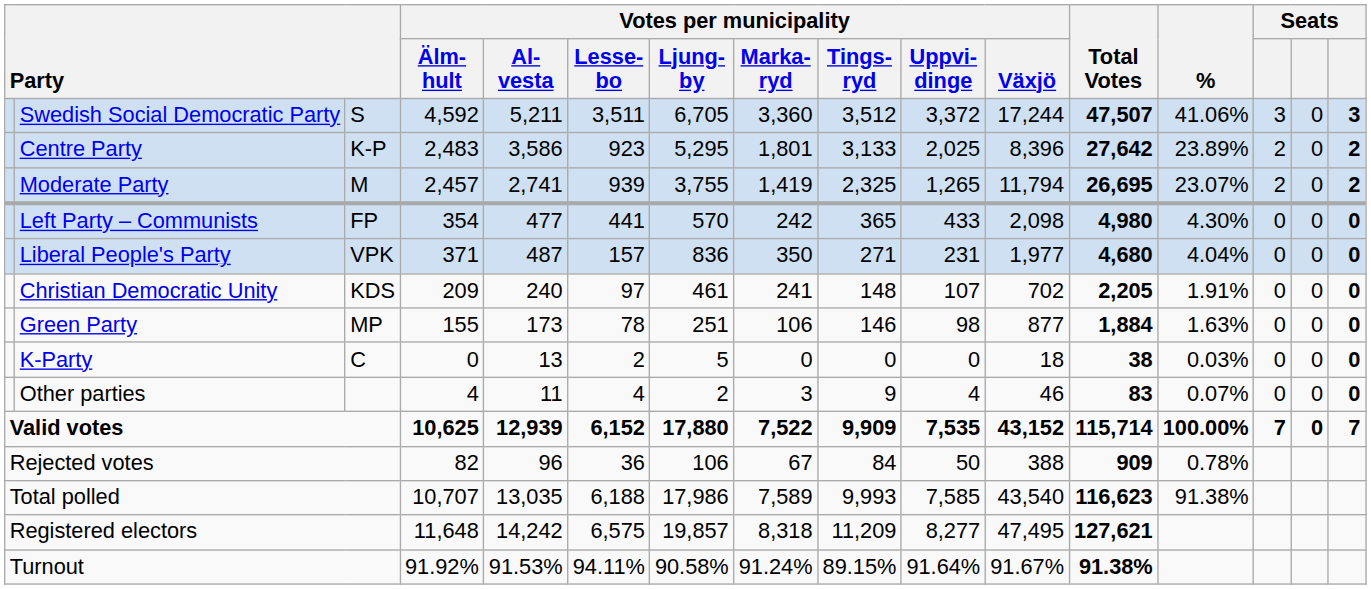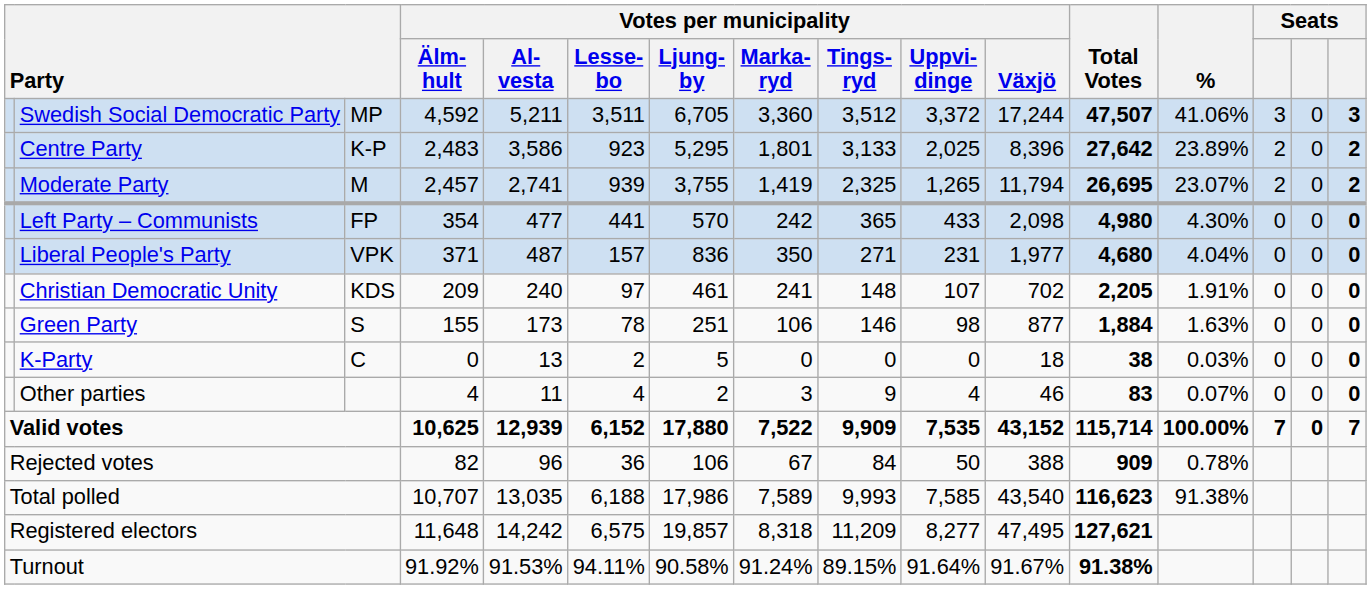(357, 115) S -> (367, 115) MP
(367, 325) MP -> (357, 325) S
